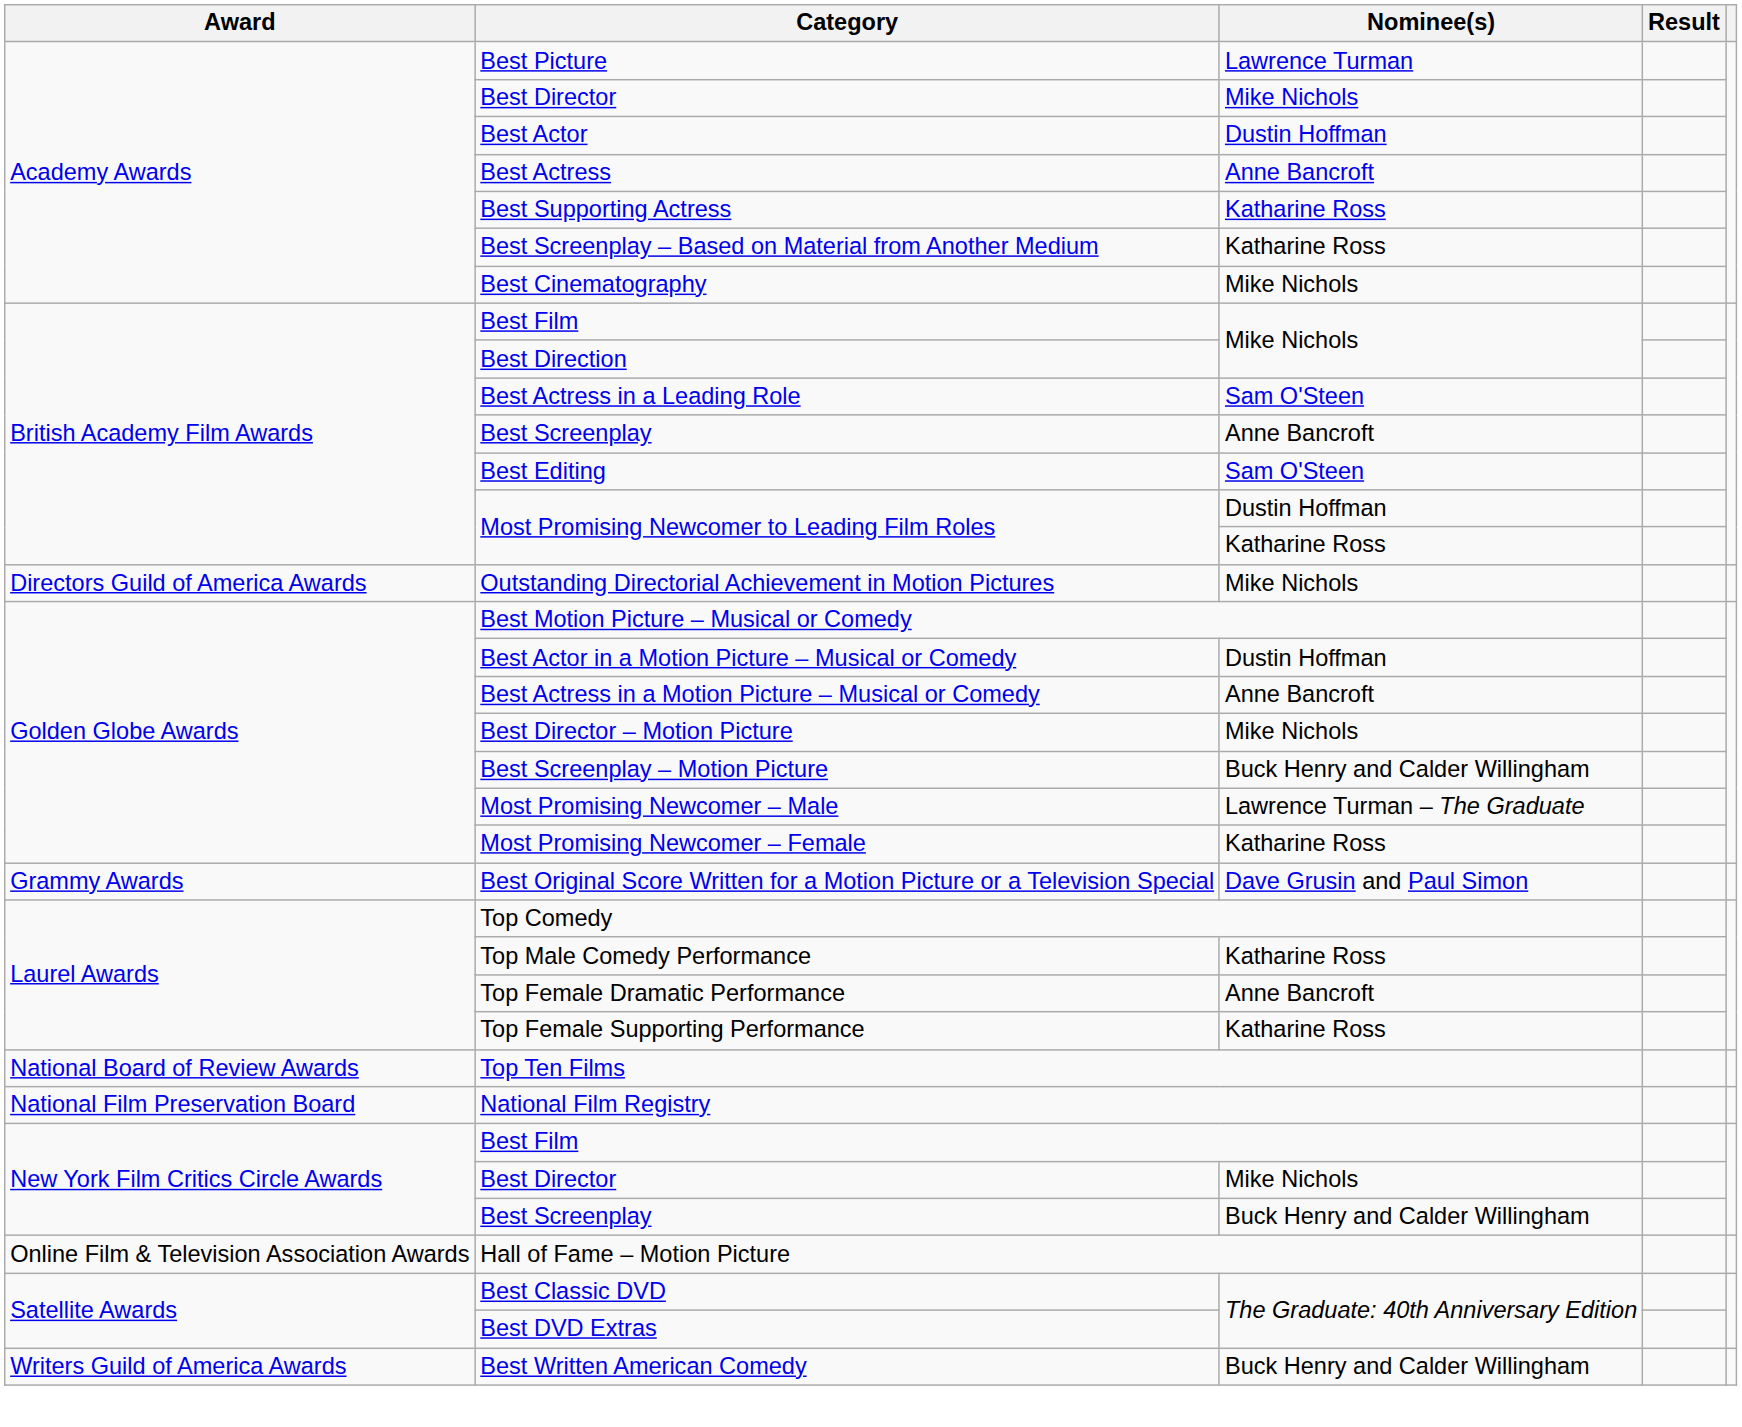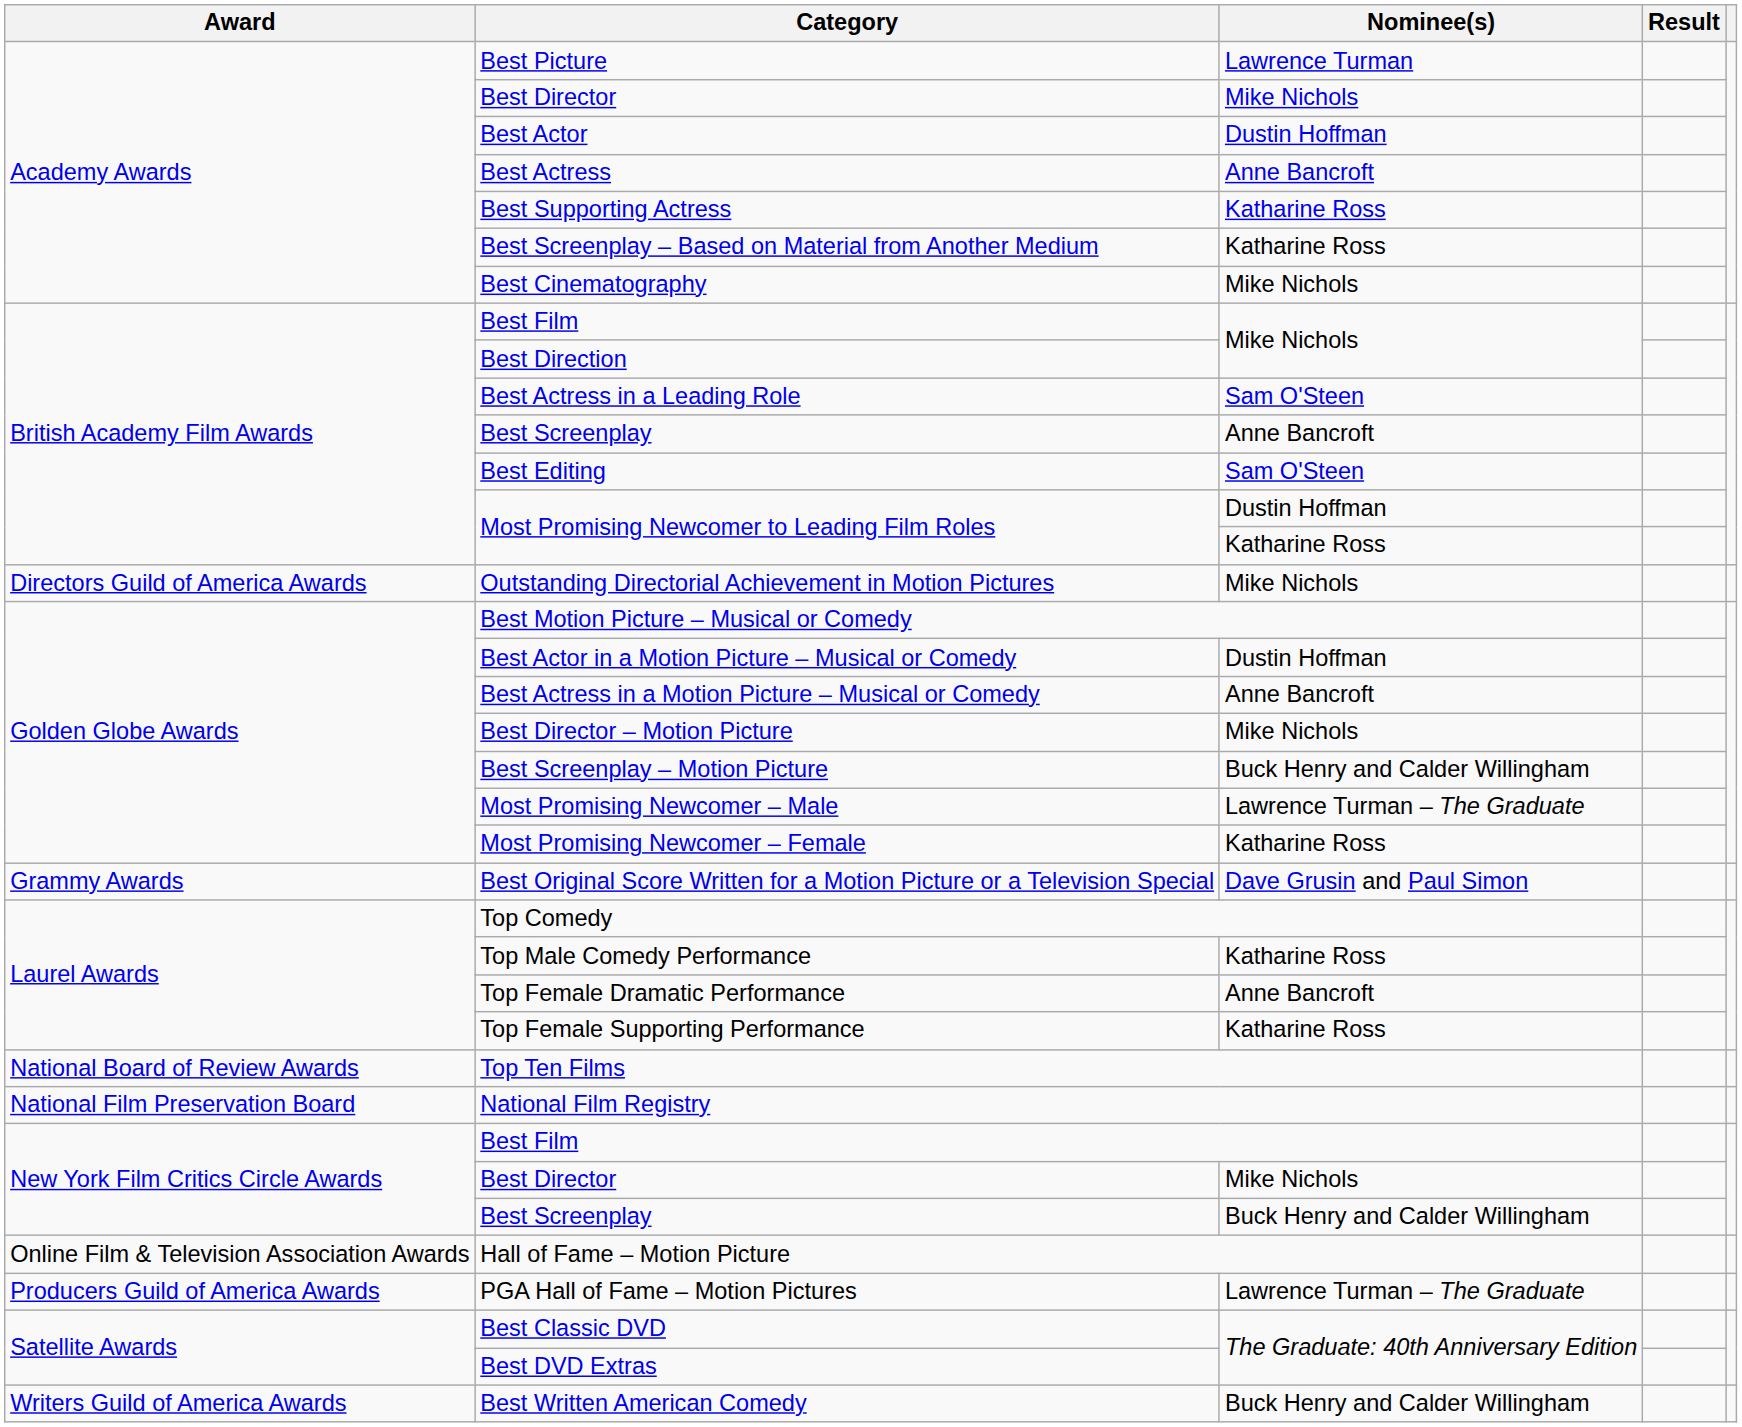+ row: (195, 1291)
